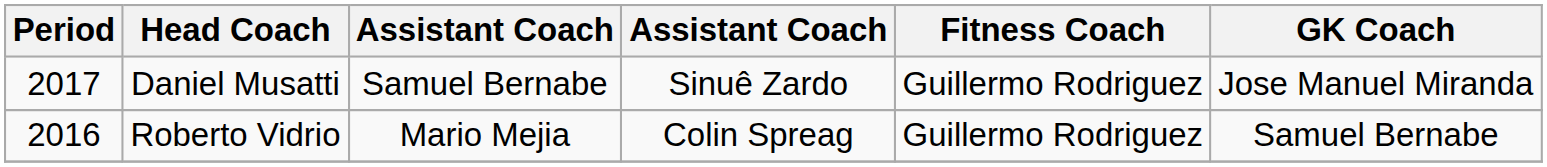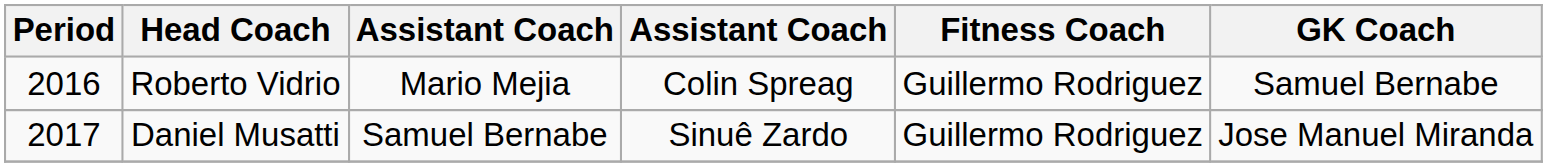rows swapped: (235, 135) <-> (235, 82)
